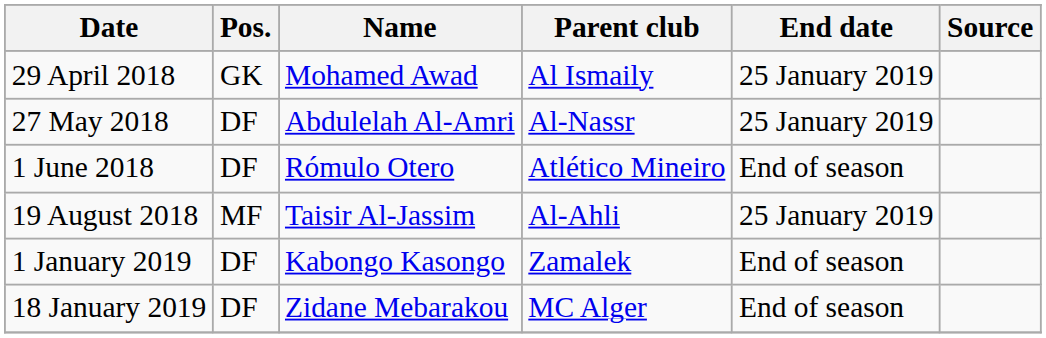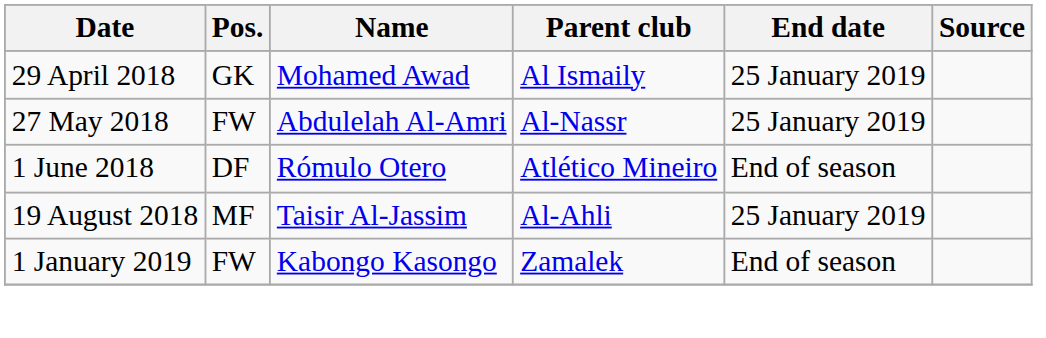(239, 121) DF -> (234, 121) FW
(239, 261) DF -> (234, 261) FW
- row: (109, 307)
